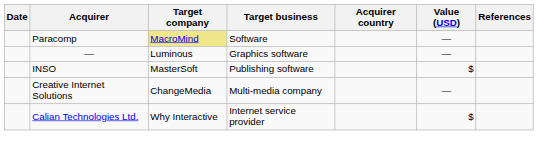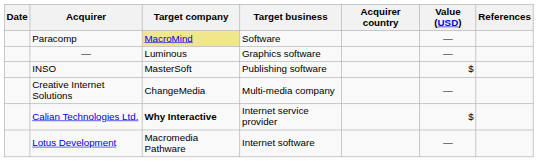(184, 117) normal -> (181, 117) bold
+ row: (74, 143)
